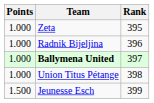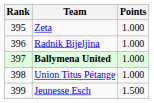columns swapped: (135, 12) <-> (20, 12)
